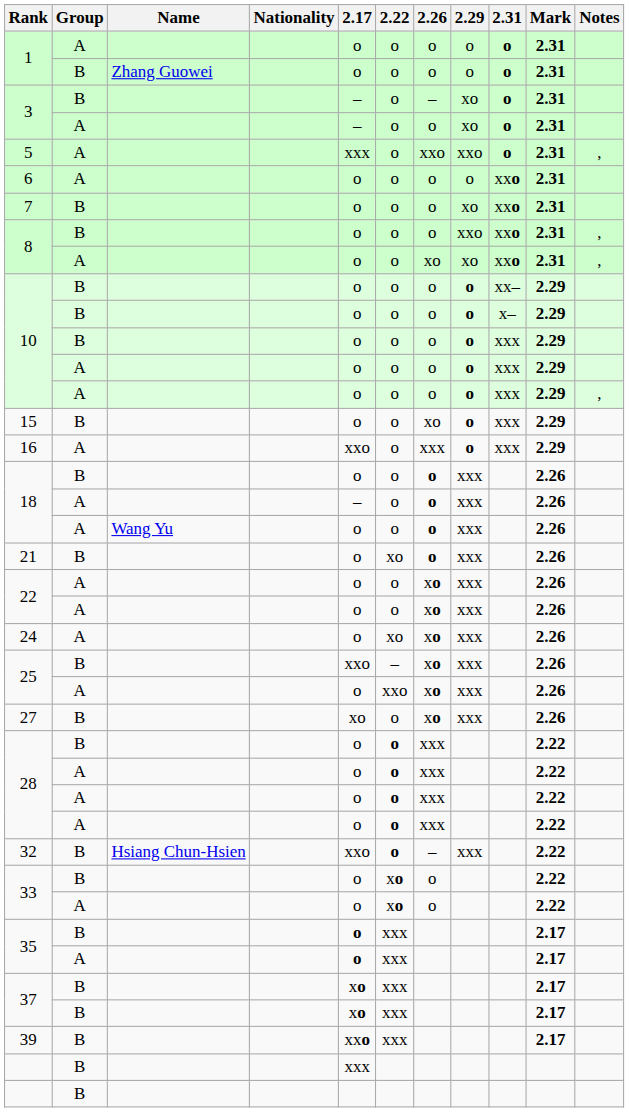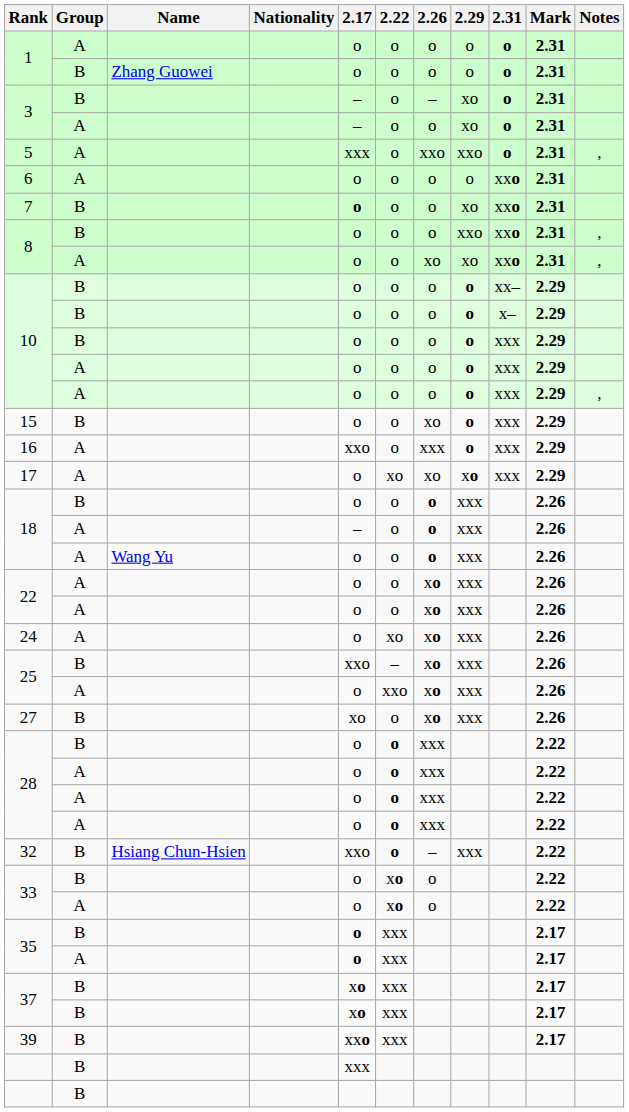(357, 206) normal -> (357, 206) bold
+ row: (28, 475)
- row: (28, 555)
